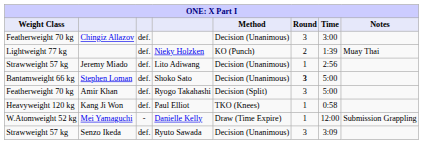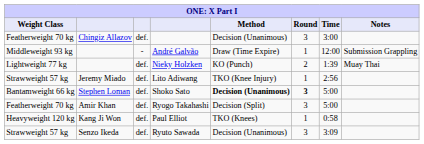+ row: (175, 51)
(252, 65) Decision (Unanimous) -> (244, 78) TKO (Knee Injury)
(252, 78) normal -> (251, 92) bold
- row: (178, 119)
